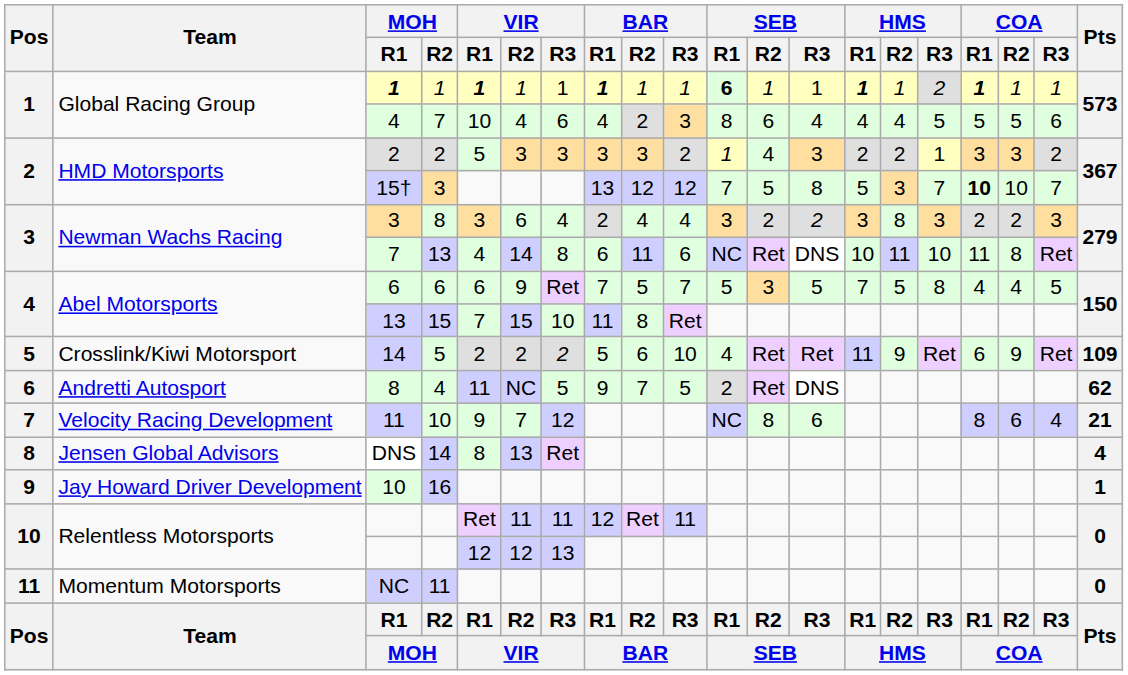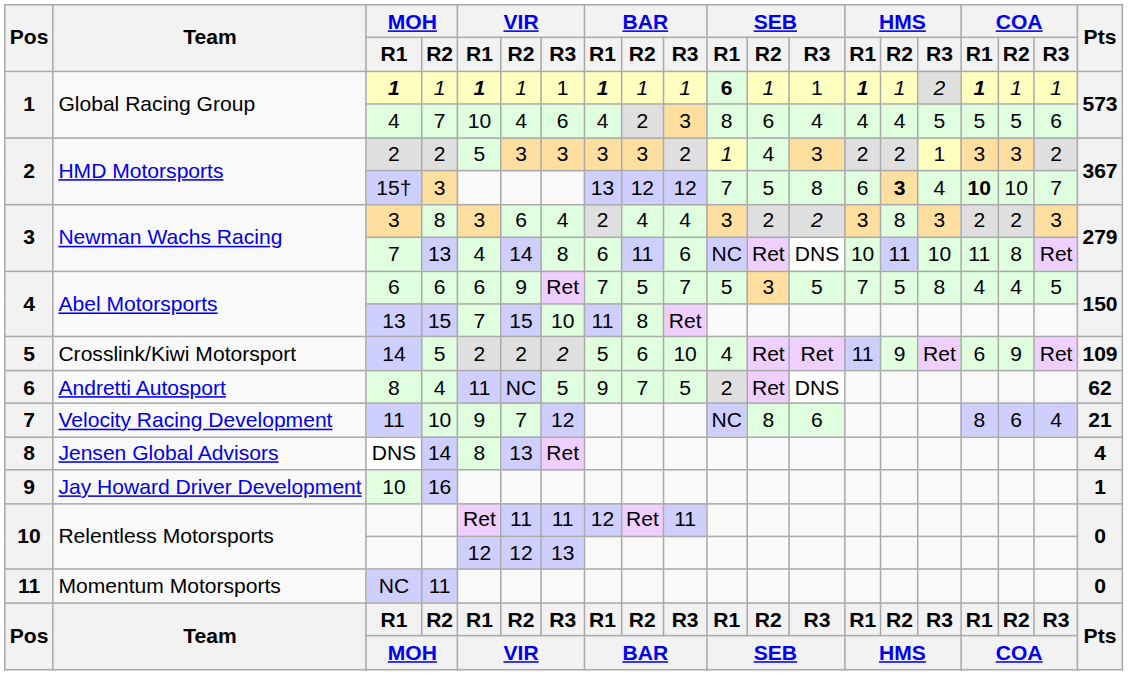(863, 187) 5 -> (863, 187) 6
(900, 187) normal -> (900, 187) bold
(939, 187) 7 -> (939, 187) 4
